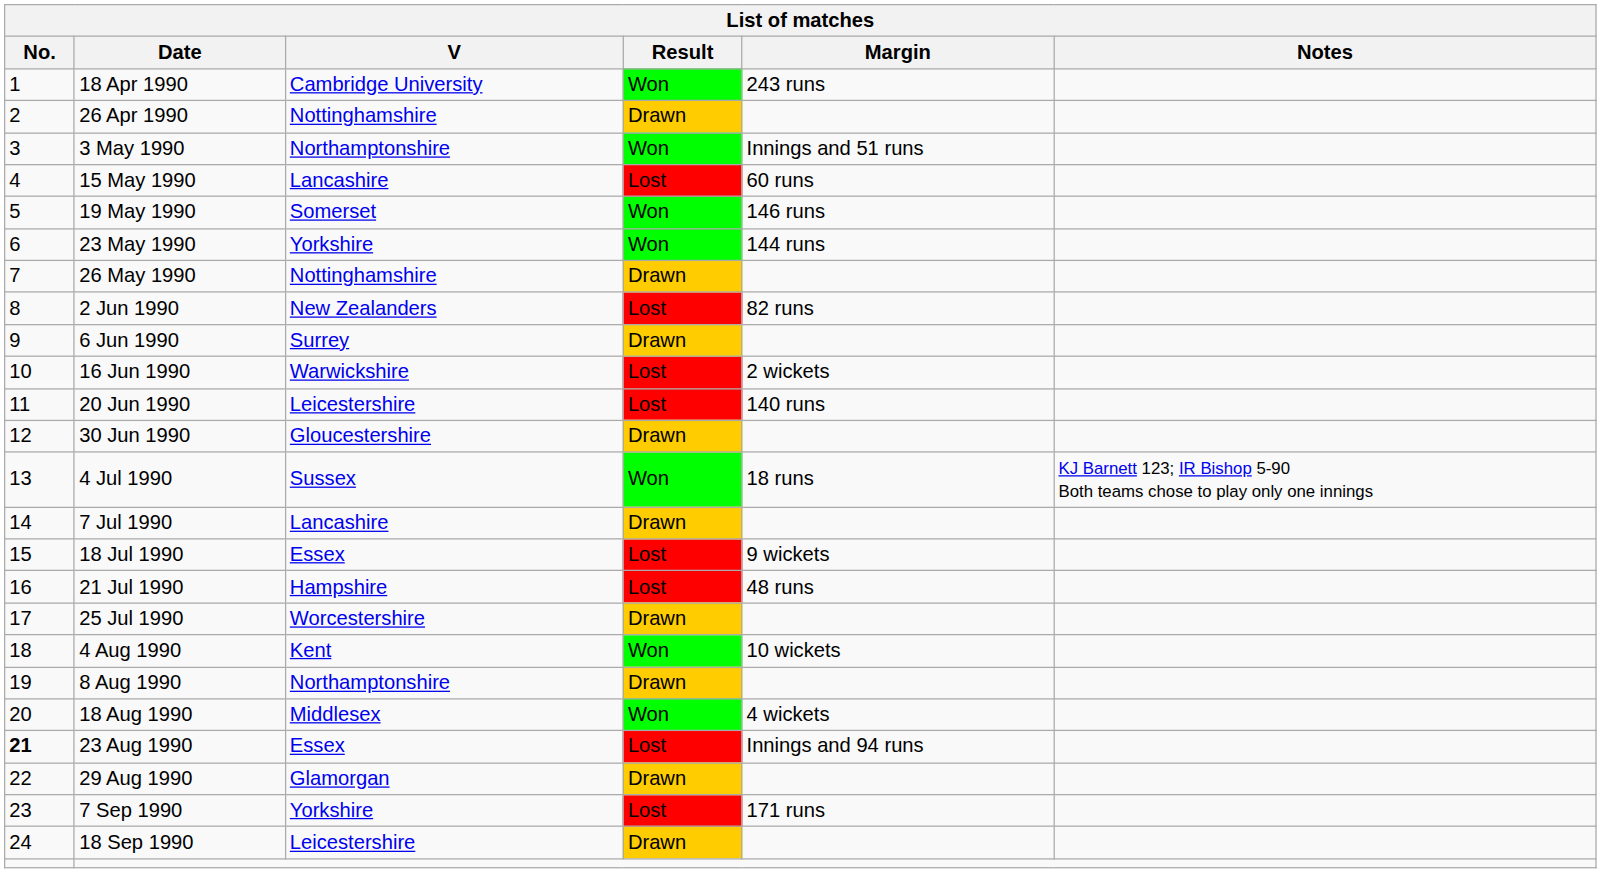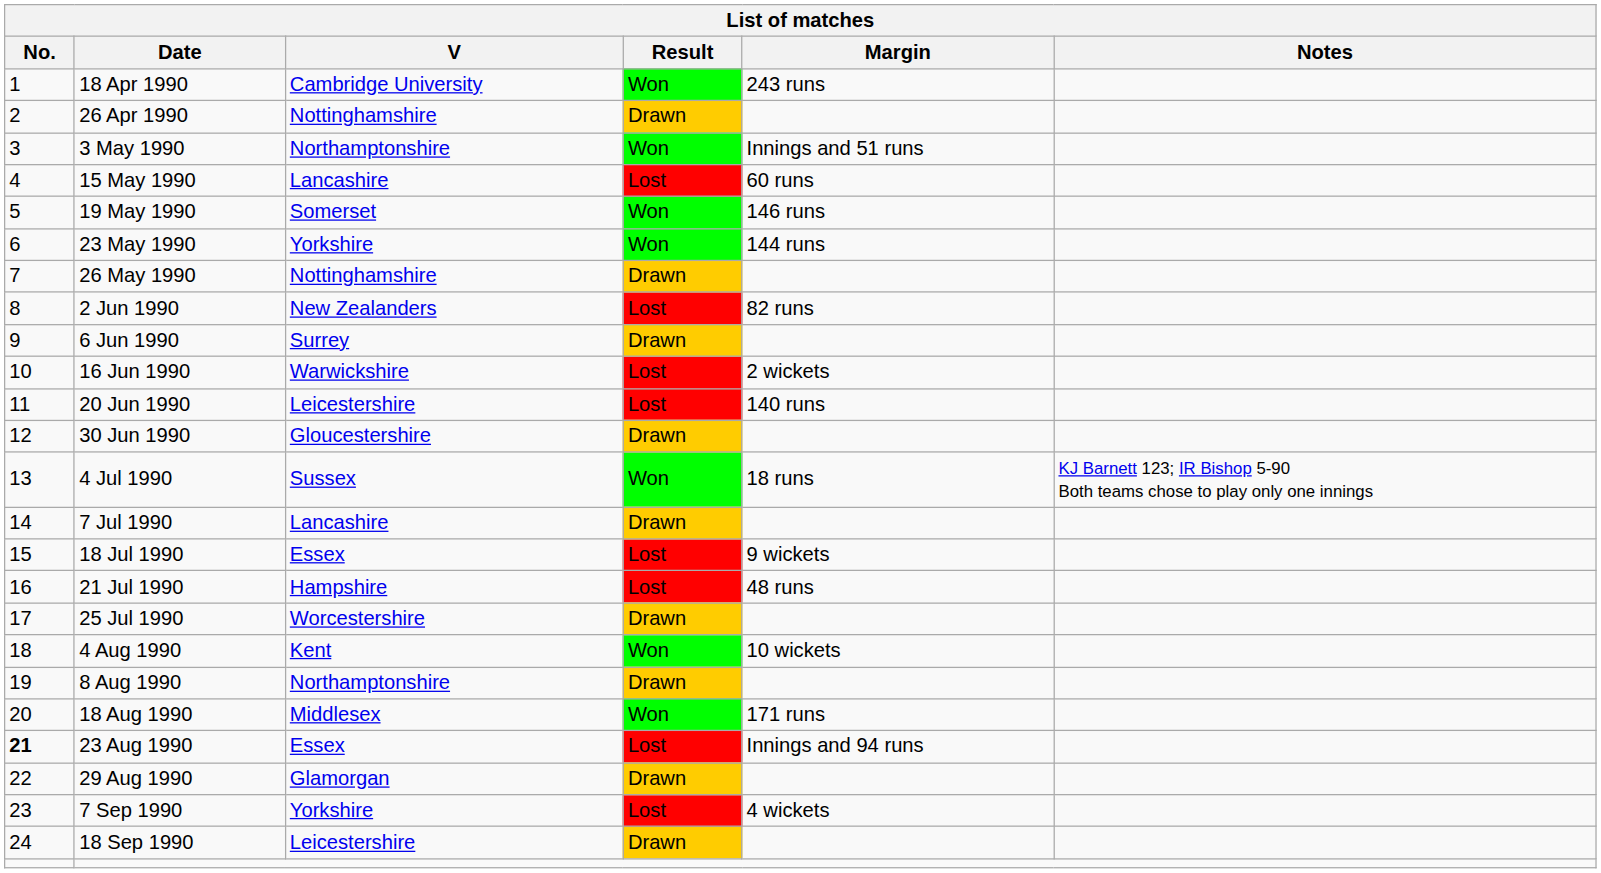(788, 714) 4 wickets -> (786, 714) 171 runs
(786, 810) 171 runs -> (788, 810) 4 wickets
